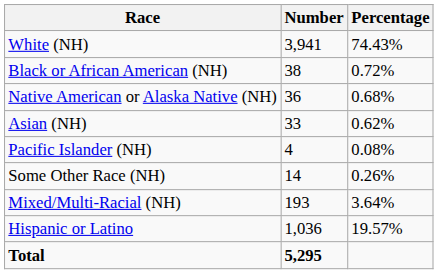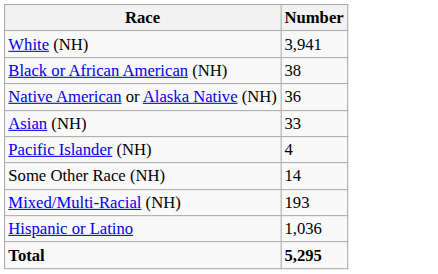- column: (390, 17)
